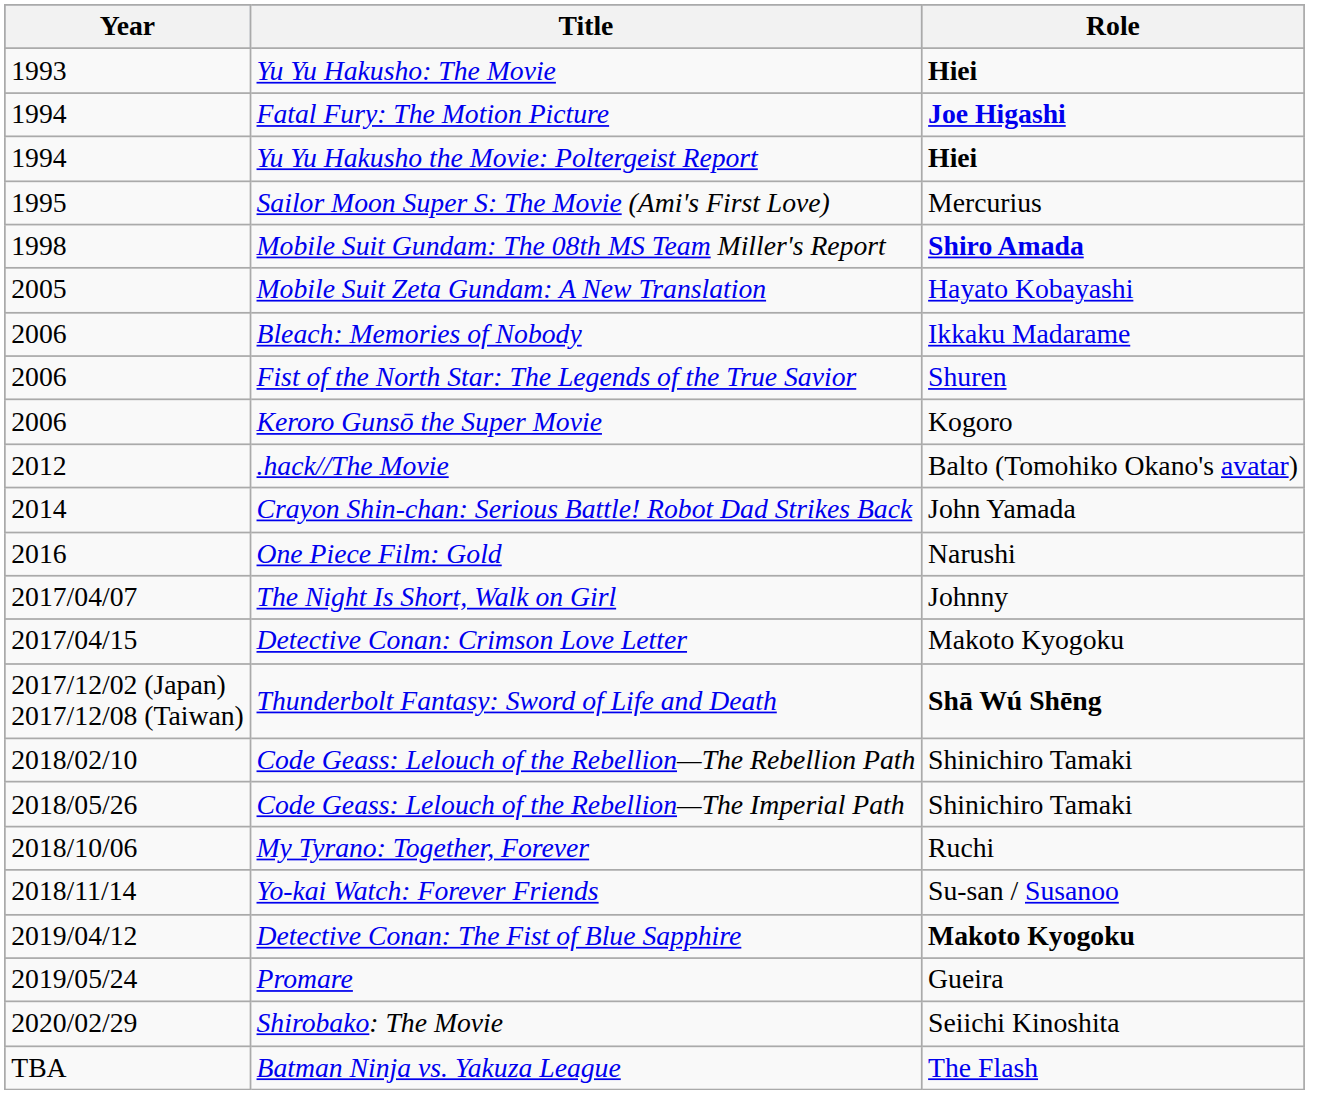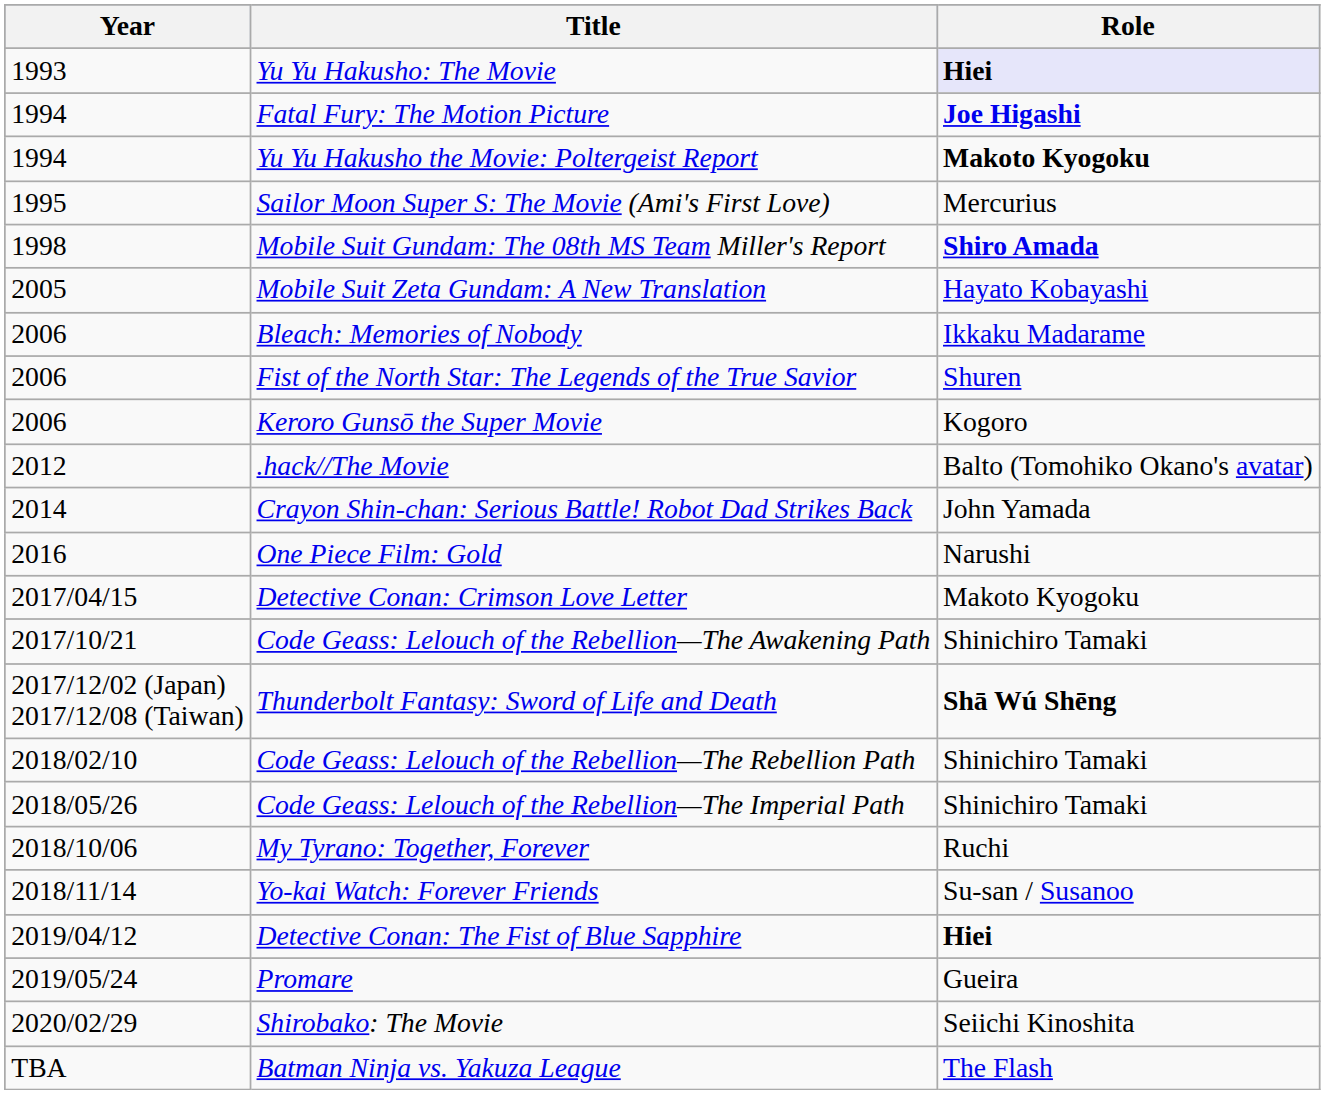(953, 70) no background -> (968, 70) lavender background
(953, 158) Hiei -> (1046, 158) Makoto Kyogoku
- row: (436, 597)
+ row: (593, 641)
(1032, 935) Makoto Kyogoku -> (968, 935) Hiei
